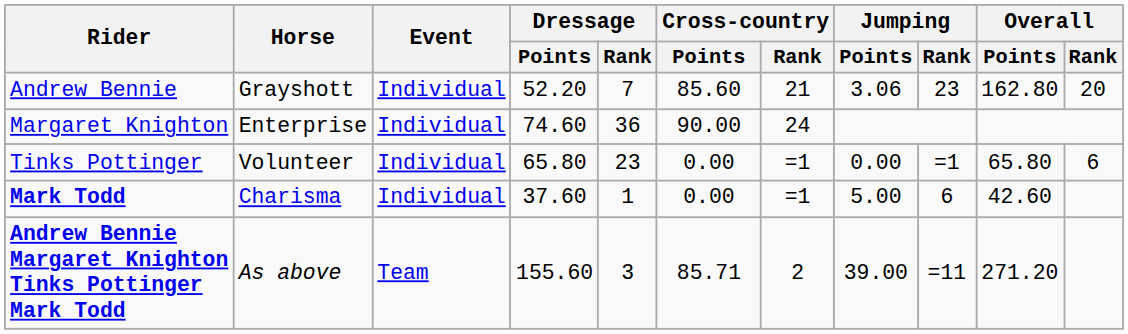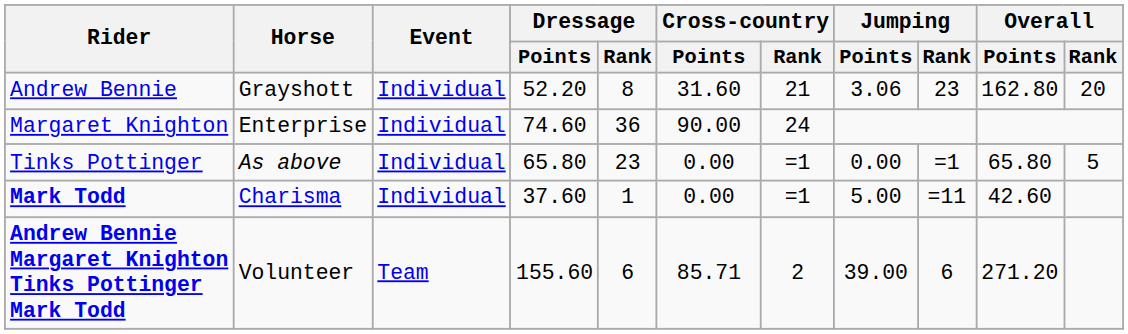(628, 90) 7 -> (628, 90) 8
(709, 90) 85.60 -> (709, 90) 31.60
(296, 162) Volunteer -> (290, 162) As above
(1093, 162) 6 -> (1093, 162) 5
(947, 198) 6 -> (947, 198) =11
(290, 273) As above -> (296, 273) Volunteer
(628, 273) 3 -> (628, 273) 6
(947, 273) =11 -> (947, 273) 6
